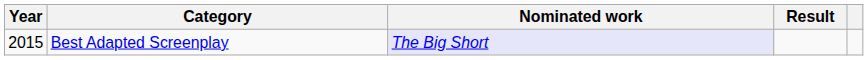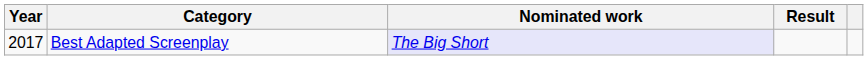(26, 42) 2015 -> (26, 42) 2017
